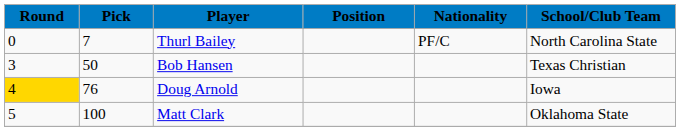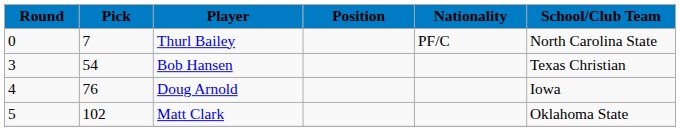(90, 65) 50 -> (90, 65) 54
(12, 89) gold background -> (12, 89) no background
(94, 114) 100 -> (94, 114) 102
